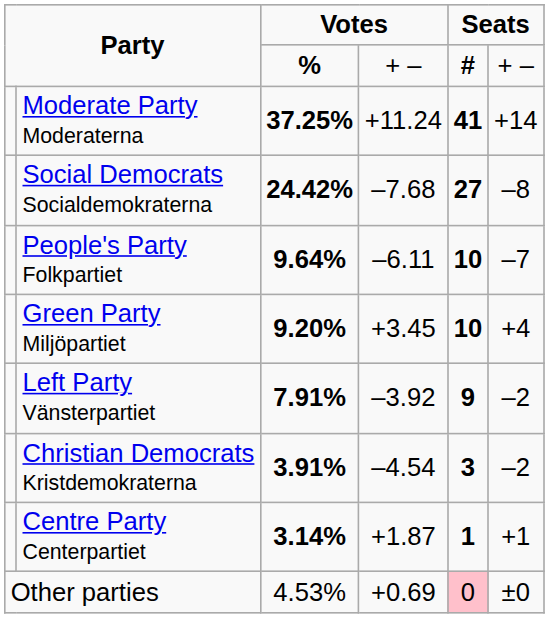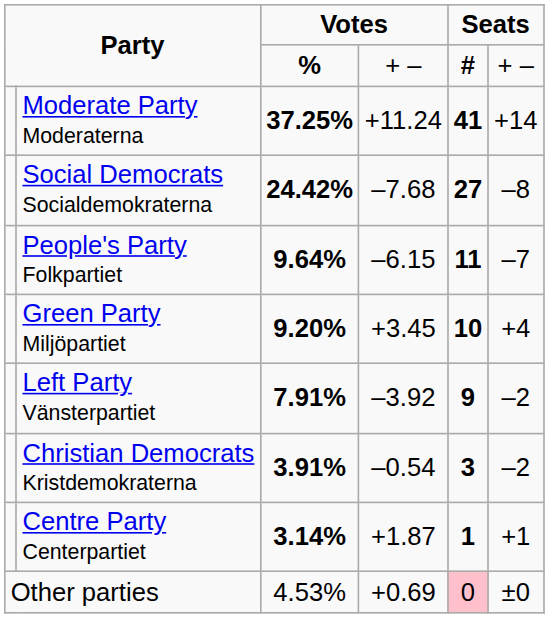(403, 259) –6.11 -> (403, 259) –6.15
(468, 259) 10 -> (468, 259) 11
(403, 467) –4.54 -> (403, 467) –0.54
